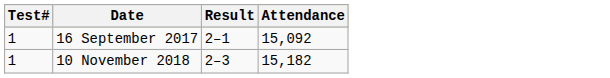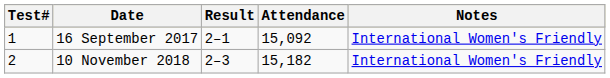+ column: (477, 16)
(12, 61) 1 -> (12, 61) 2
